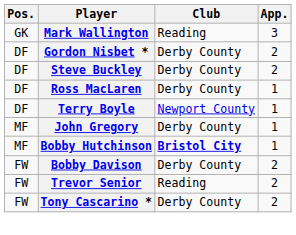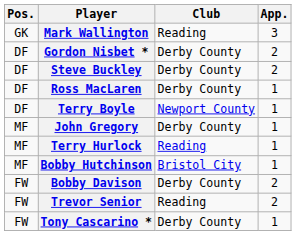+ row: (96, 146)
(199, 146) bold -> (199, 165) normal
(274, 202) 2 -> (274, 221) 1
